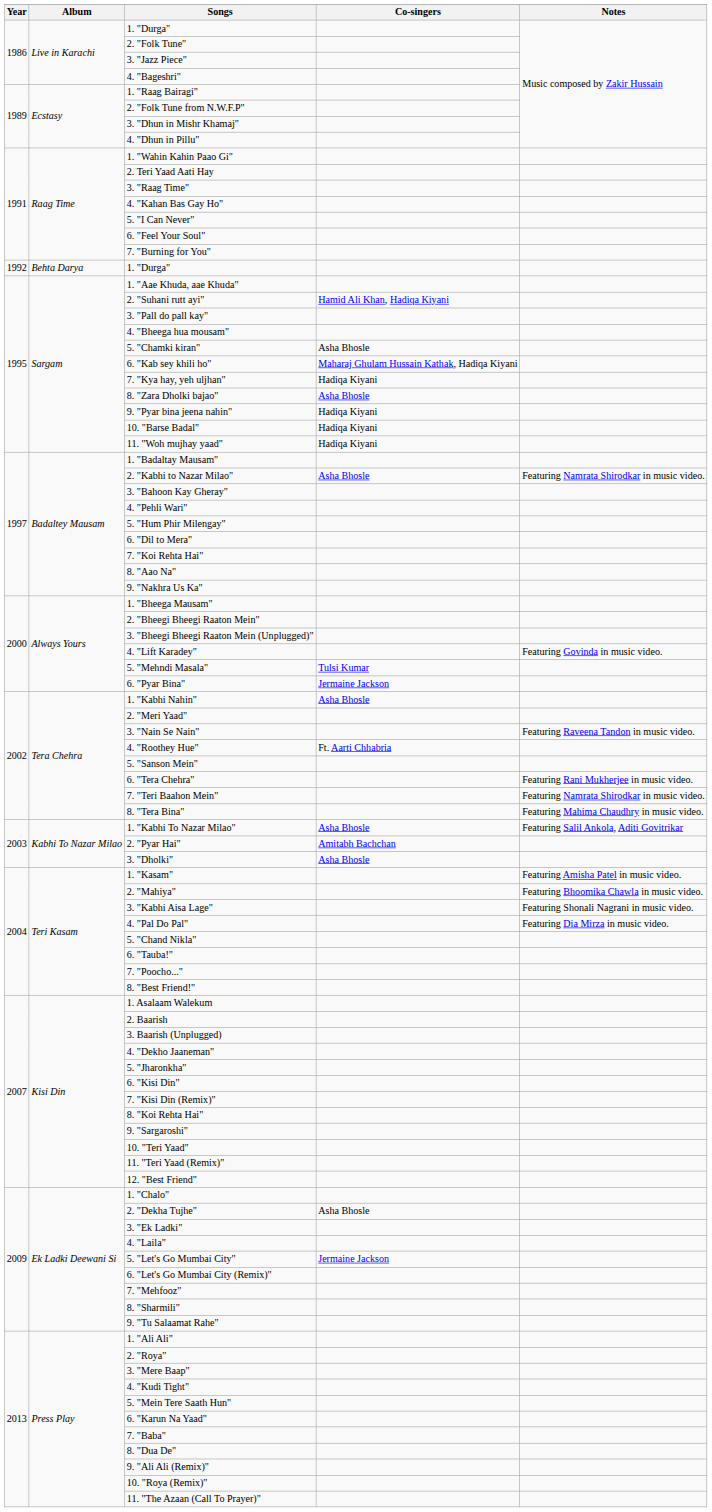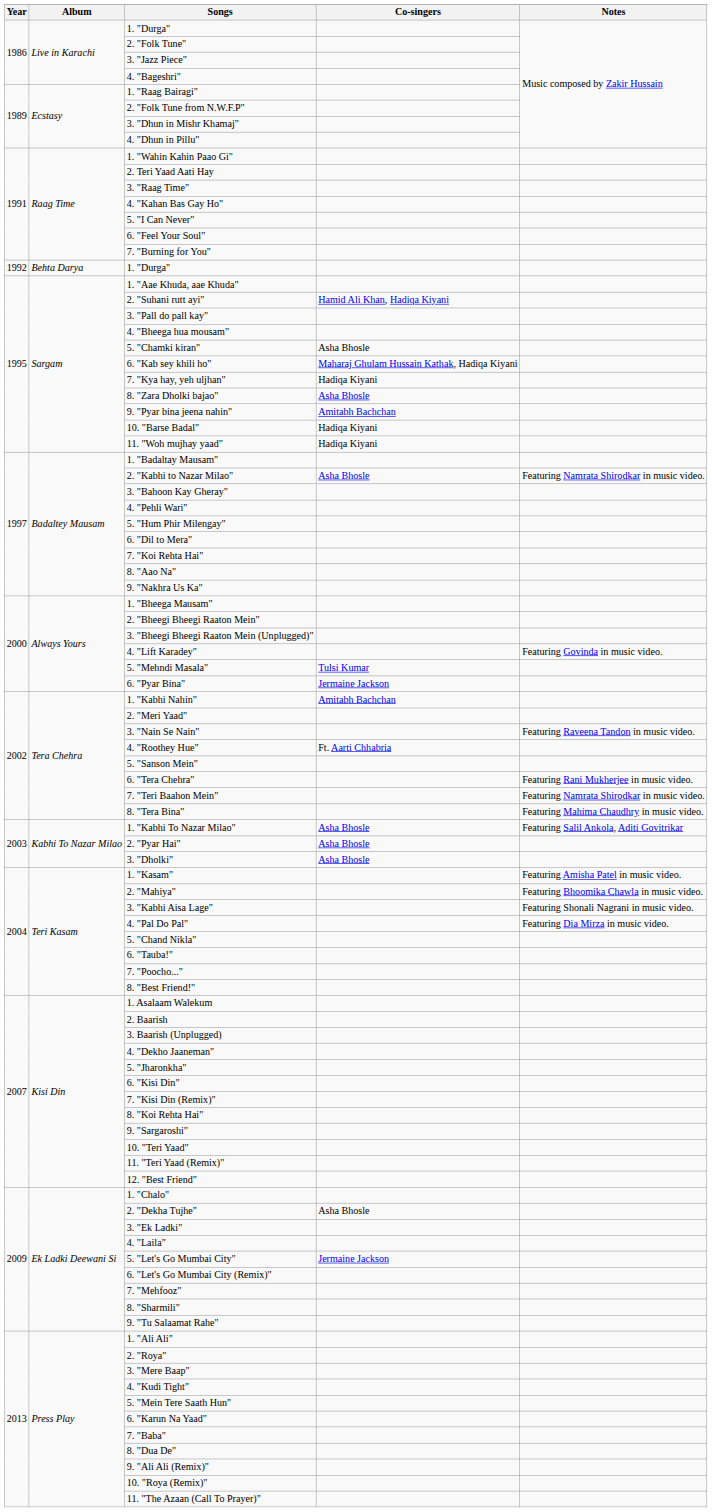(348, 412) Hadiqa Kiyani -> (357, 412) Amitabh Bachchan
(344, 699) Asha Bhosle -> (357, 699) Amitabh Bachchan
(357, 843) Amitabh Bachchan -> (344, 843) Asha Bhosle
